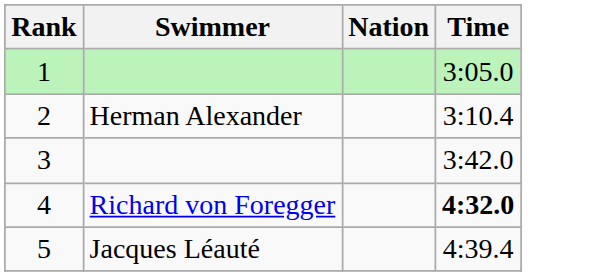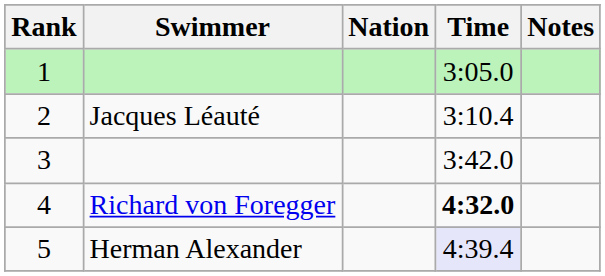+ column: (561, 26)
(196, 115) Herman Alexander -> (175, 115) Jacques Léauté
(175, 248) Jacques Léauté -> (196, 248) Herman Alexander
(478, 248) no background -> (478, 248) lavender background
